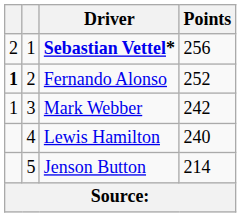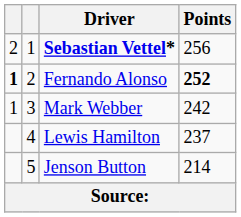(197, 78) normal -> (197, 78) bold
(197, 137) 240 -> (197, 137) 237
